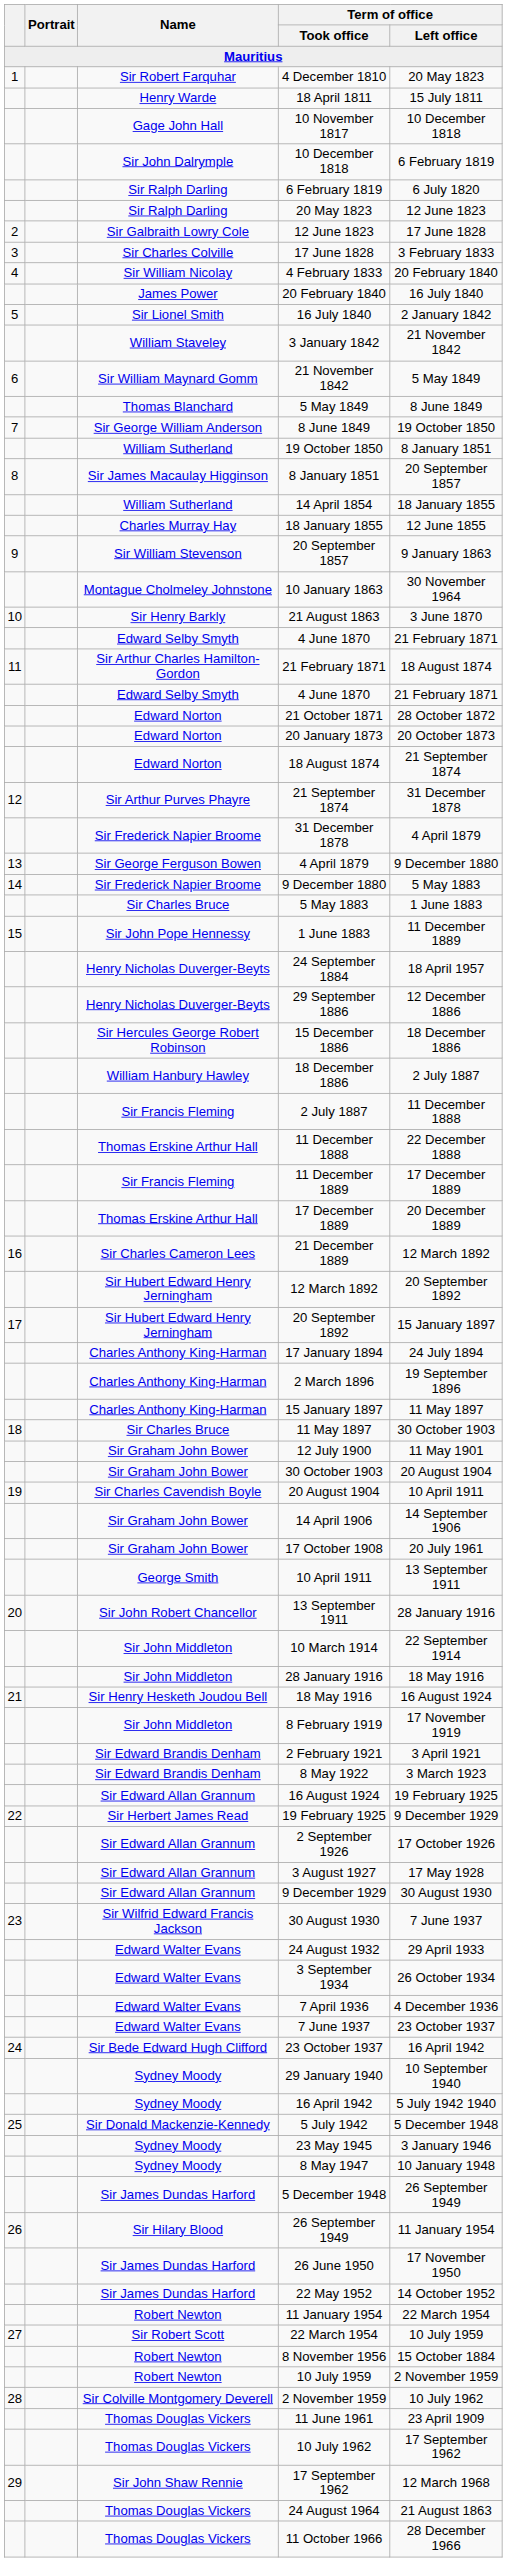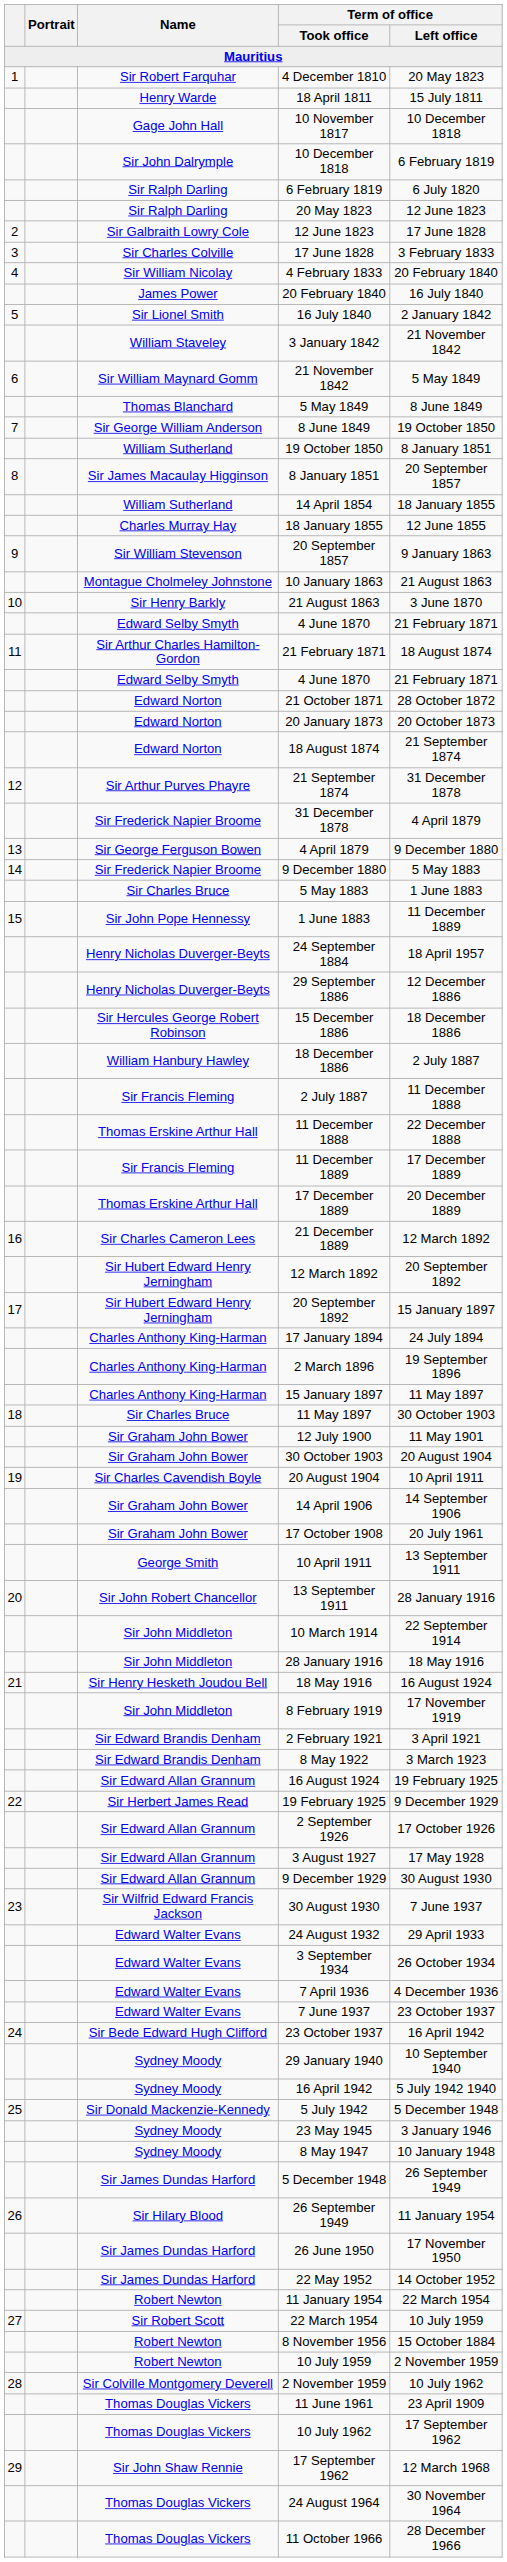(446, 589) 30 November 1964 -> (446, 582) 21 August 1863
(446, 2510) 21 August 1863 -> (446, 2503) 30 November 1964
